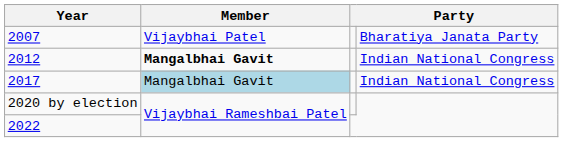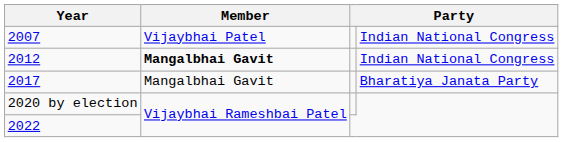(449, 38) Bharatiya Janata Party -> (457, 38) Indian National Congress
(209, 82) lightblue background -> (209, 82) no background
(457, 82) Indian National Congress -> (449, 82) Bharatiya Janata Party
